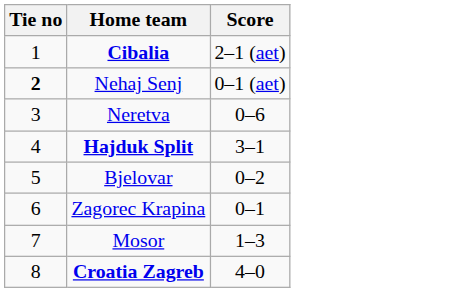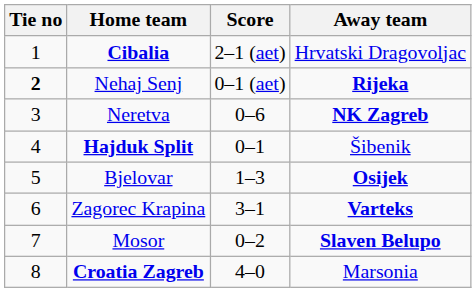+ column: (380, 20)
(250, 146) 3–1 -> (250, 146) 0–1
(250, 177) 0–2 -> (250, 177) 1–3
(250, 209) 0–1 -> (250, 209) 3–1
(250, 240) 1–3 -> (250, 240) 0–2
